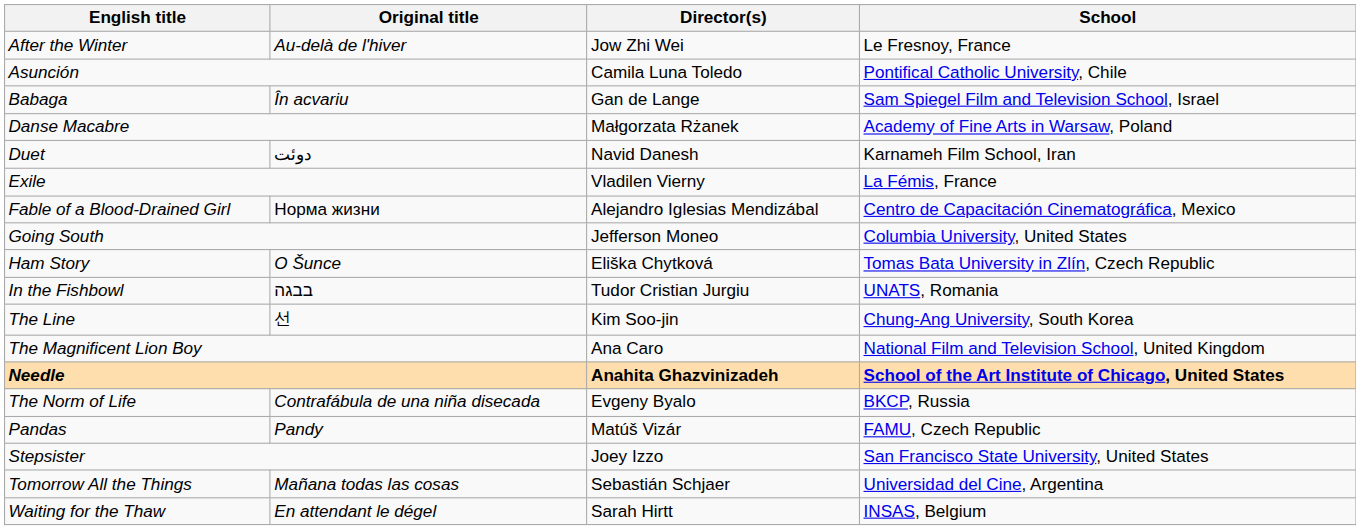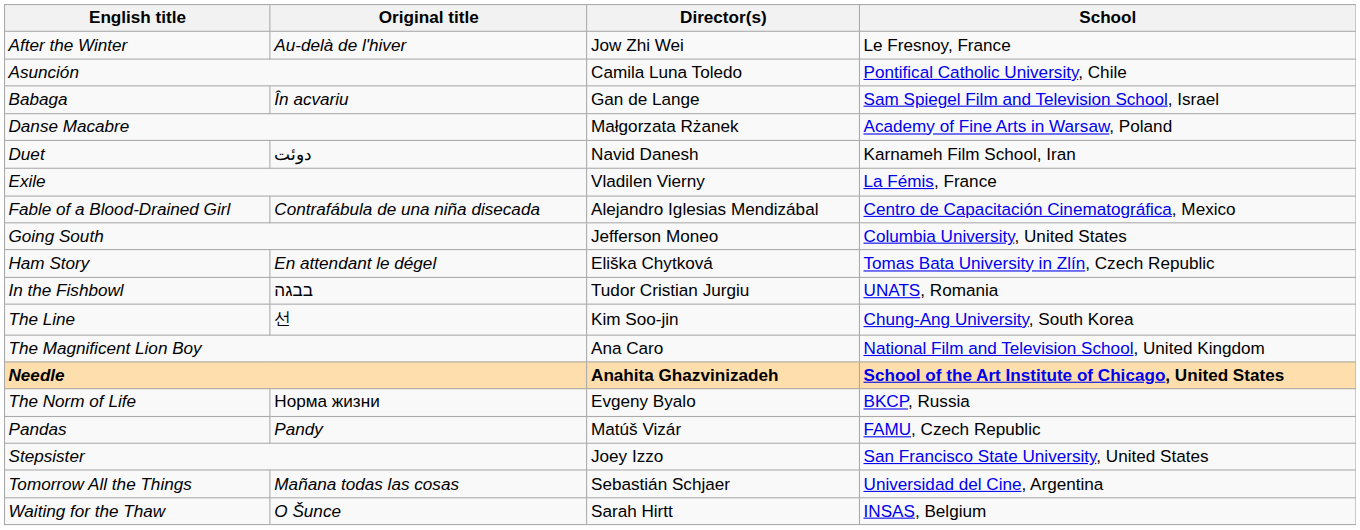(327, 209) Норма жизни -> (407, 209) Contrafábula de una niña disecada
(308, 263) O Šunce -> (355, 263) En attendant le dégel
(407, 402) Contrafábula de una niña disecada -> (327, 402) Норма жизни
(355, 511) En attendant le dégel -> (308, 511) O Šunce
